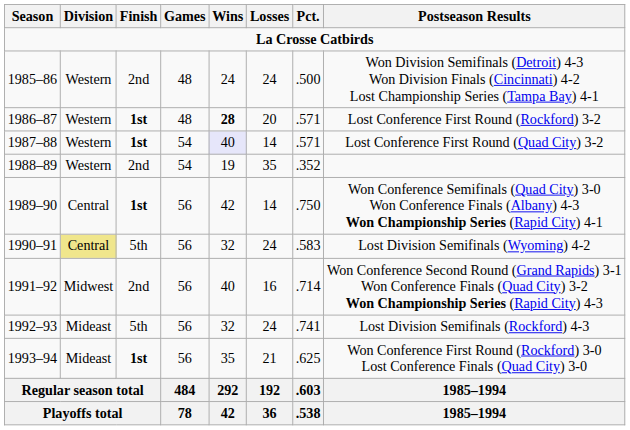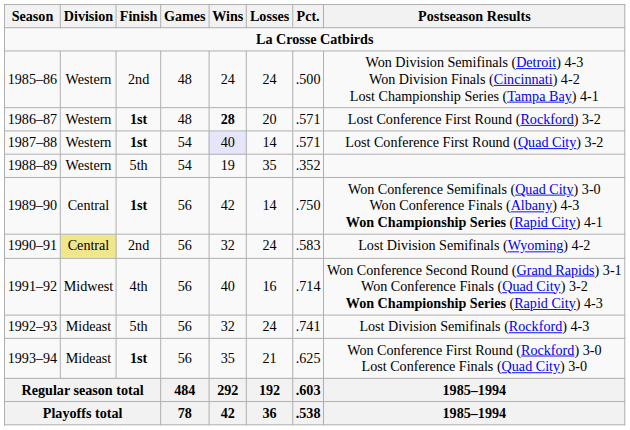(139, 166) 2nd -> (139, 166) 5th
(139, 246) 5th -> (139, 246) 2nd
(139, 286) 2nd -> (139, 286) 4th
